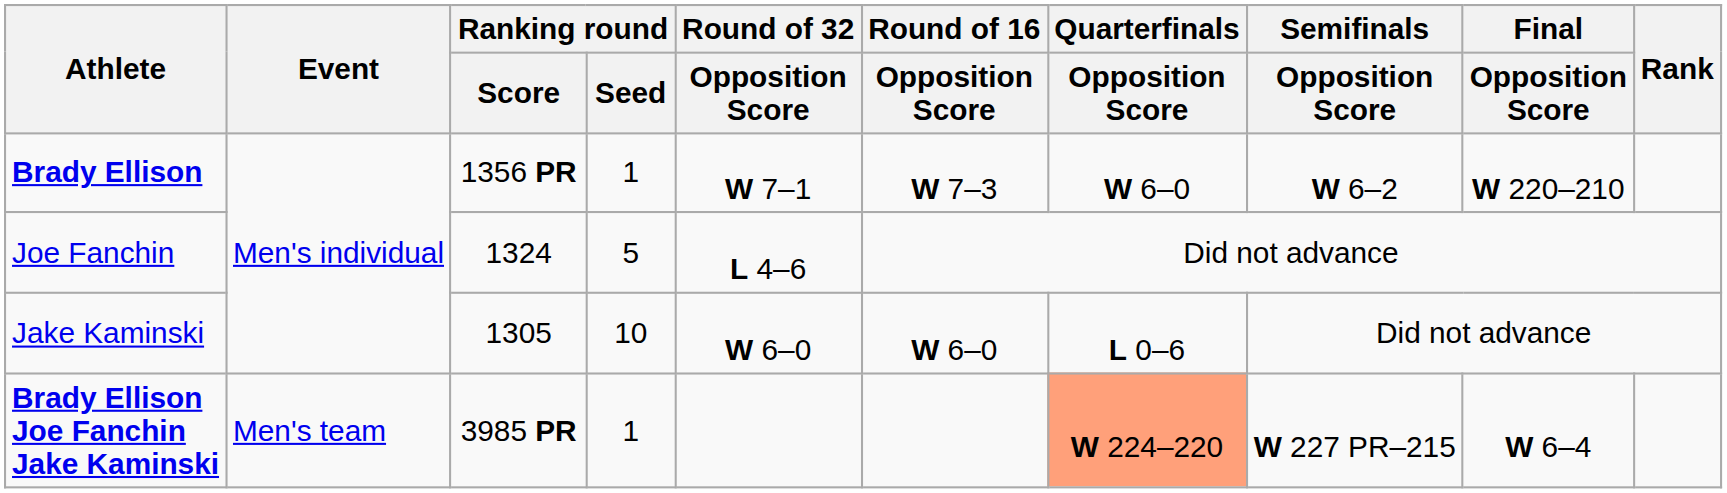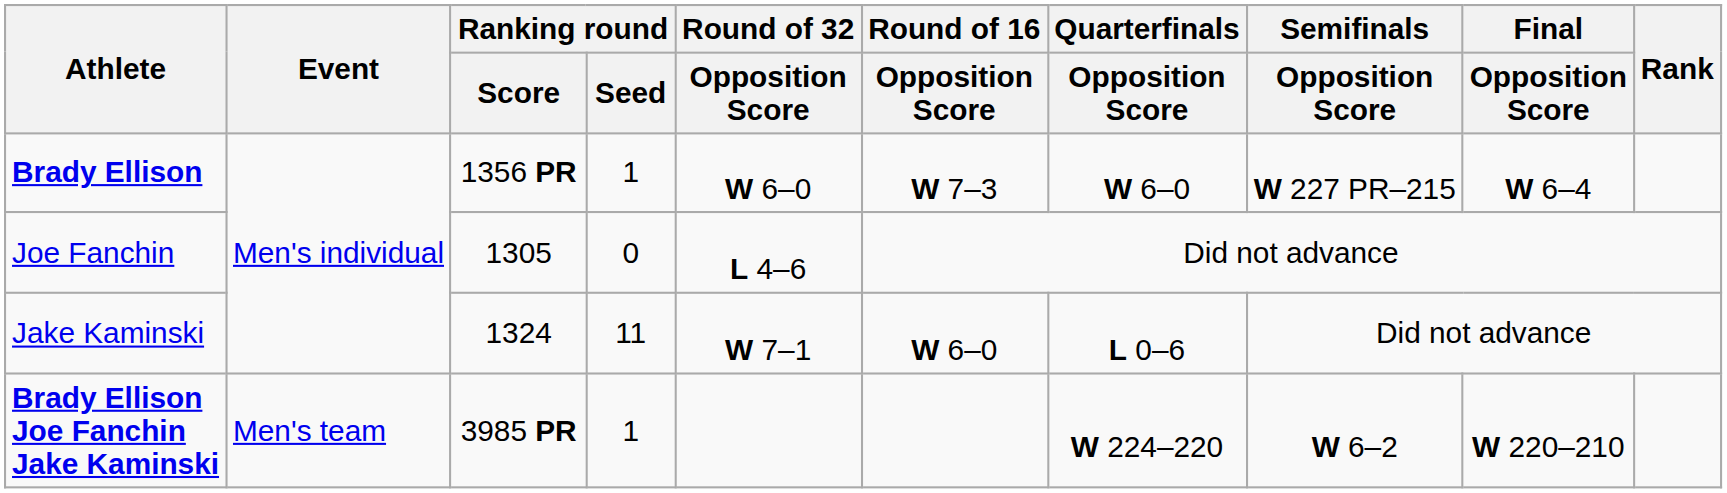(768, 189) W 7–1 -> (768, 189) W 6–0
(1355, 189) W 6–2 -> (1355, 189) W 227 PR–215
(1548, 189) W 220–210 -> (1548, 189) W 6–4
(519, 253) 1324 -> (519, 253) 1305
(631, 253) 5 -> (631, 253) 0
(519, 333) 1305 -> (519, 333) 1324
(631, 333) 10 -> (631, 333) 11
(768, 350) W 6–0 -> (768, 350) W 7–1
(1147, 447) lightsalmon background -> (1147, 447) no background
(1355, 447) W 227 PR–215 -> (1355, 447) W 6–2
(1548, 447) W 6–4 -> (1548, 447) W 220–210
